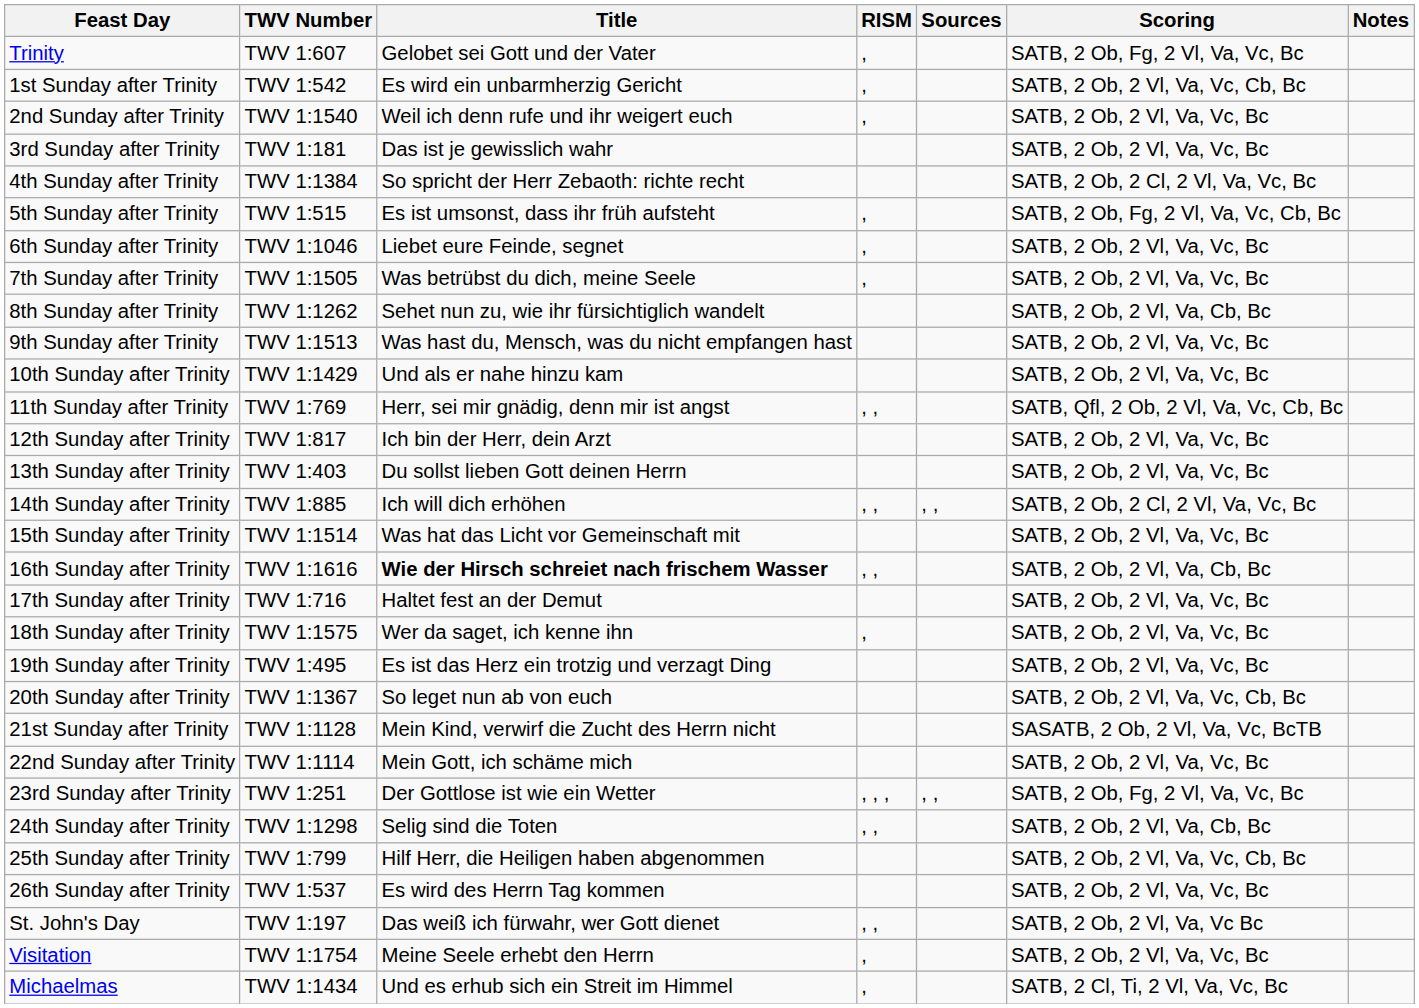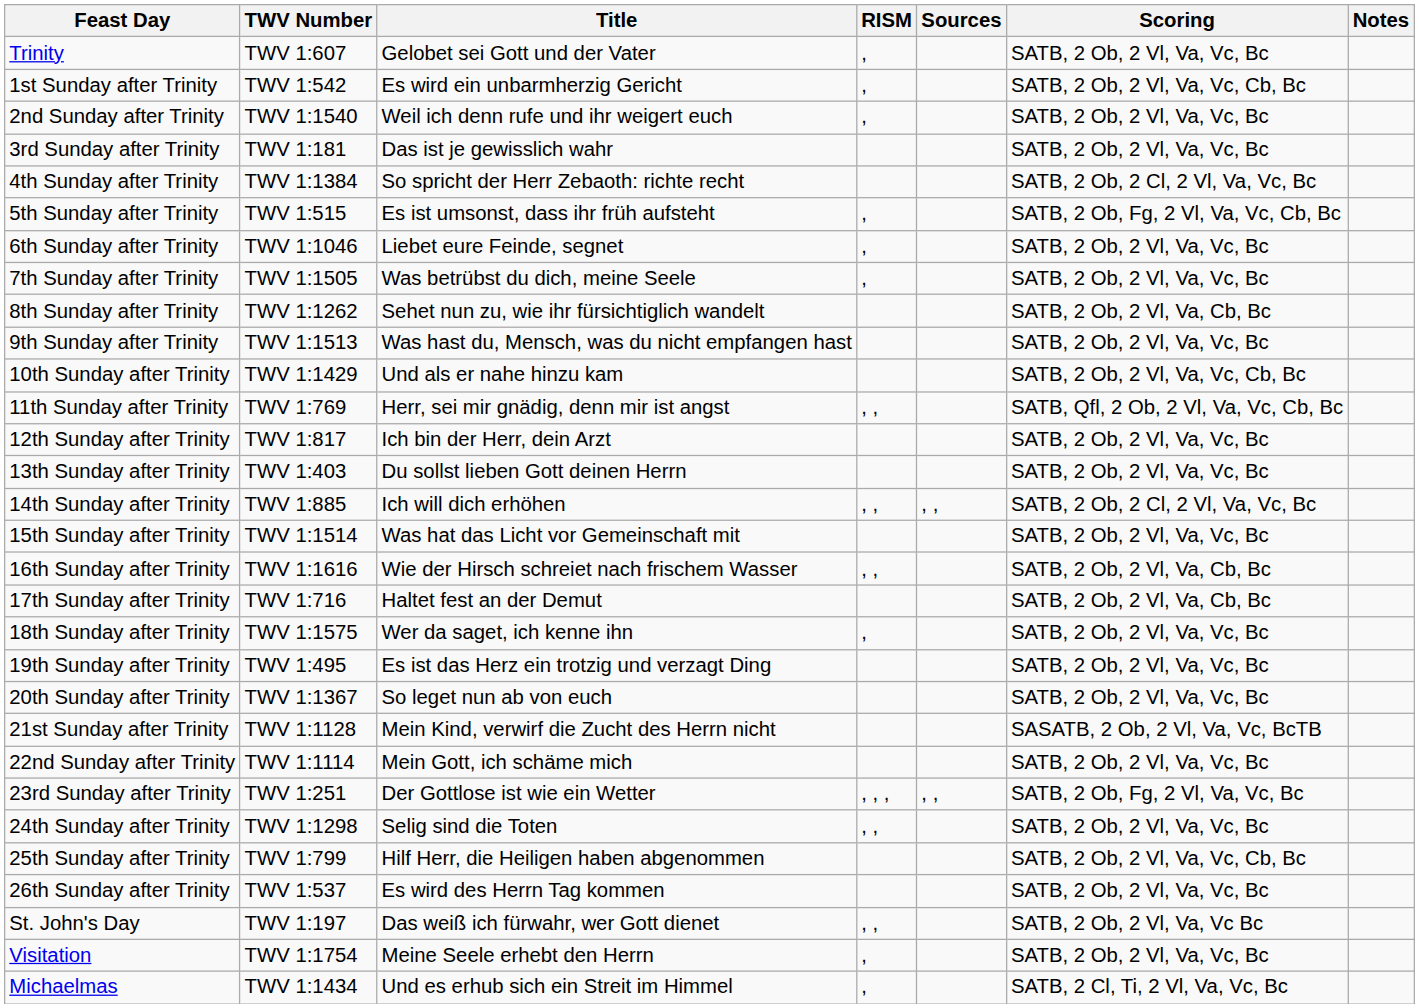(1157, 52) SATB, 2 Ob, Fg, 2 Vl, Va, Vc, Bc -> (1140, 52) SATB, 2 Ob, 2 Vl, Va, Vc, Bc
(1140, 375) SATB, 2 Ob, 2 Vl, Va, Vc, Bc -> (1158, 375) SATB, 2 Ob, 2 Vl, Va, Vc, Cb, Bc
(605, 568) bold -> (590, 568) normal
(1140, 600) SATB, 2 Ob, 2 Vl, Va, Vc, Bc -> (1141, 600) SATB, 2 Ob, 2 Vl, Va, Cb, Bc
(1158, 697) SATB, 2 Ob, 2 Vl, Va, Vc, Cb, Bc -> (1140, 697) SATB, 2 Ob, 2 Vl, Va, Vc, Bc
(1141, 826) SATB, 2 Ob, 2 Vl, Va, Cb, Bc -> (1140, 826) SATB, 2 Ob, 2 Vl, Va, Vc, Bc
